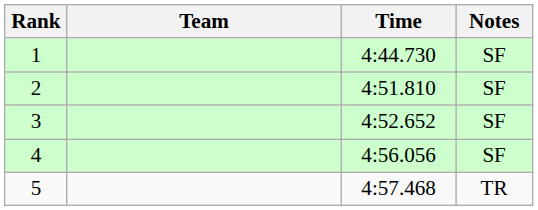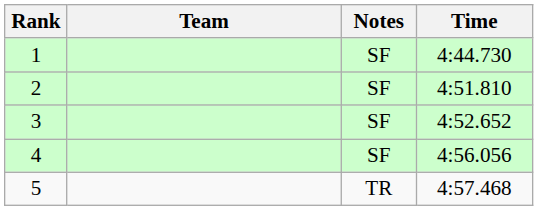columns swapped: (399, 21) <-> (494, 21)
